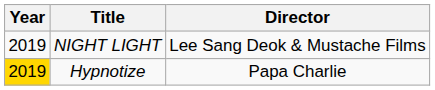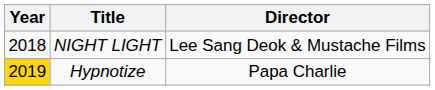(27, 44) 2019 -> (27, 44) 2018
